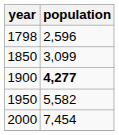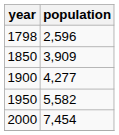(60, 57) 3,099 -> (60, 57) 3,909
(60, 78) bold -> (60, 78) normal
